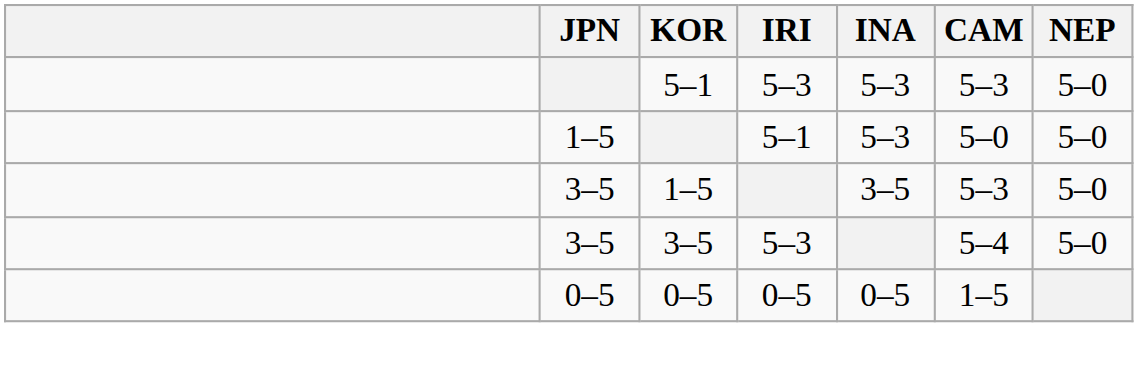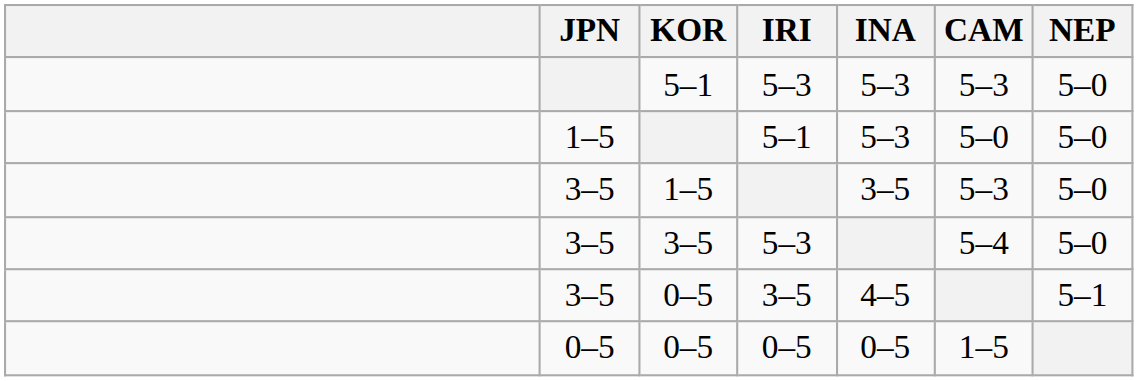+ row: (688, 294)
